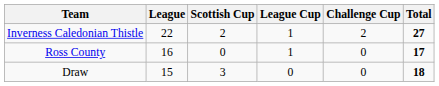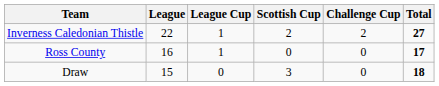columns swapped: (223, 14) <-> (290, 14)
